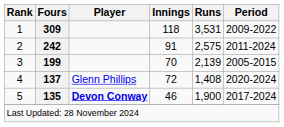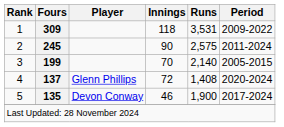(52, 46) 242 -> (52, 46) 245
(171, 46) 91 -> (167, 46) 90
(208, 63) 2,139 -> (204, 63) 2,140
(110, 96) bold -> (107, 96) normal
